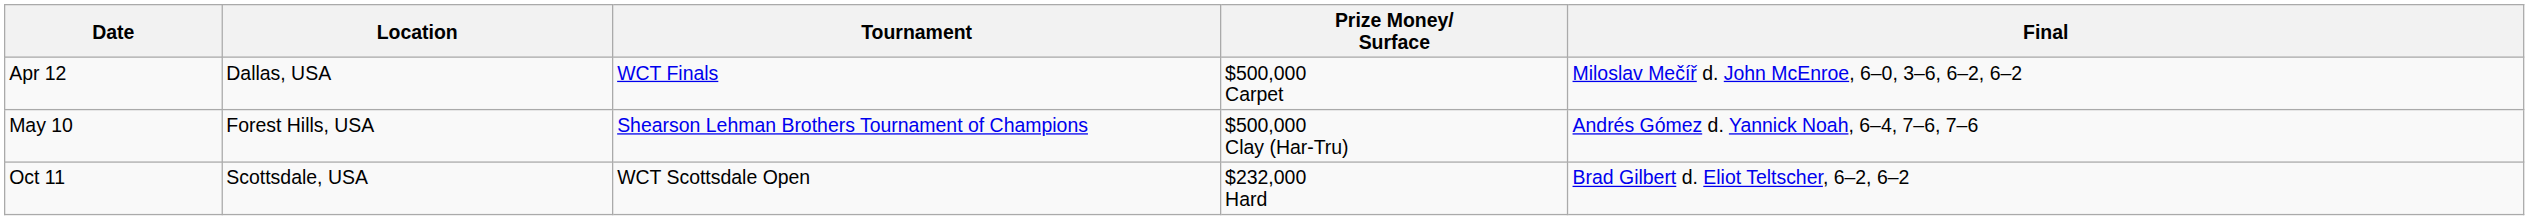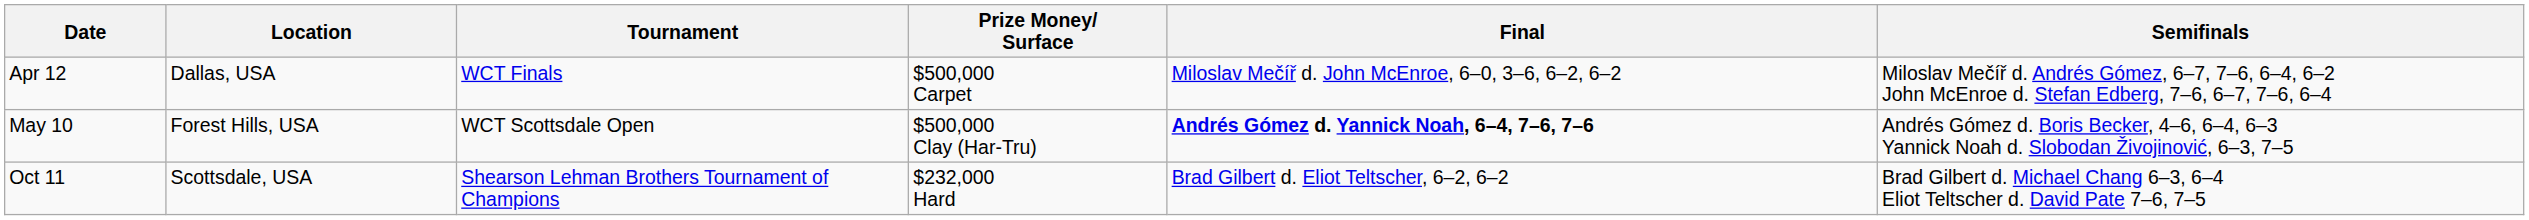+ column: (2200, 31)
(853, 125) Shearson Lehman Brothers Tournament of Champions -> (558, 125) WCT Scottsdale Open
(1775, 125) normal -> (1383, 125) bold
(714, 178) WCT Scottsdale Open -> (645, 189) Shearson Lehman Brothers Tournament of Champions
